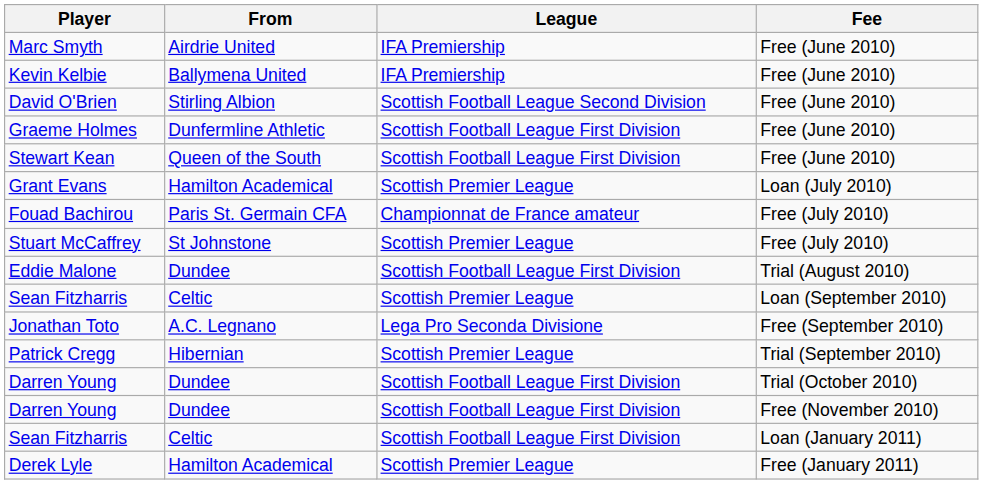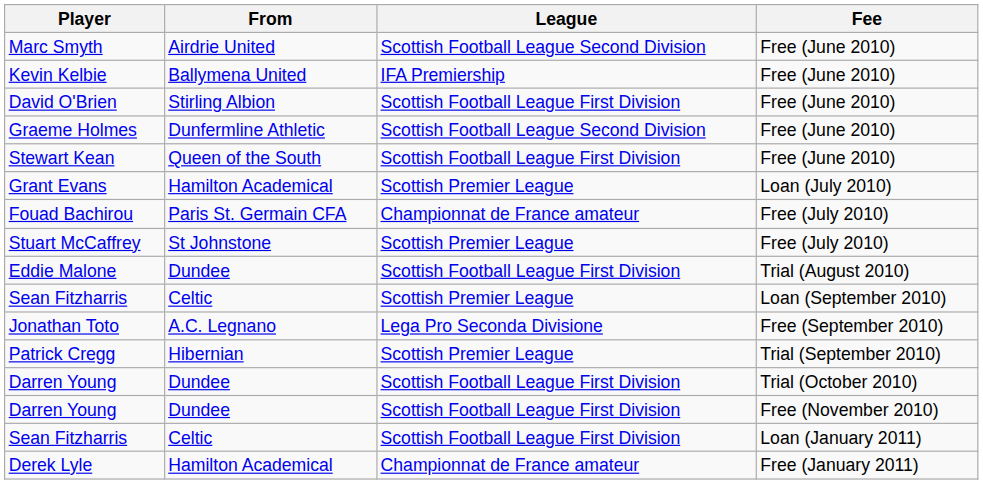(443, 47) IFA Premiership -> (543, 47) Scottish Football League Second Division
(543, 102) Scottish Football League Second Division -> (530, 102) Scottish Football League First Division
(530, 130) Scottish Football League First Division -> (543, 130) Scottish Football League Second Division
(477, 465) Scottish Premier League -> (510, 465) Championnat de France amateur
